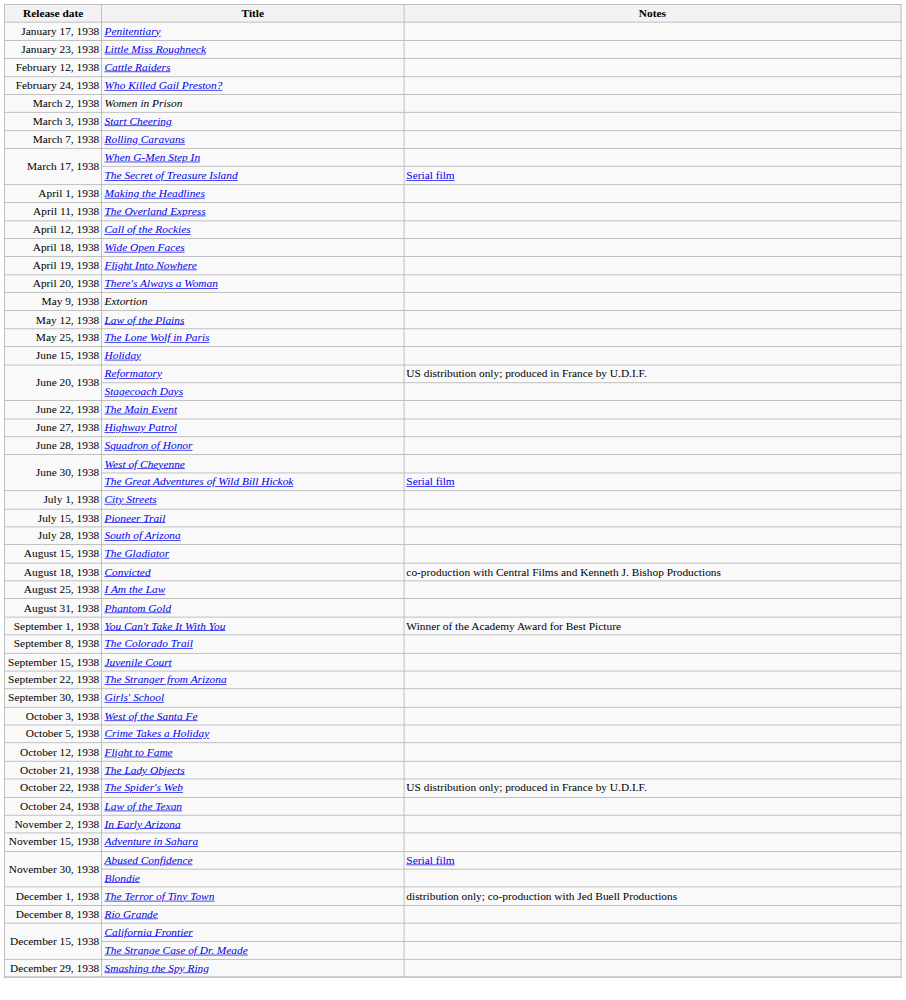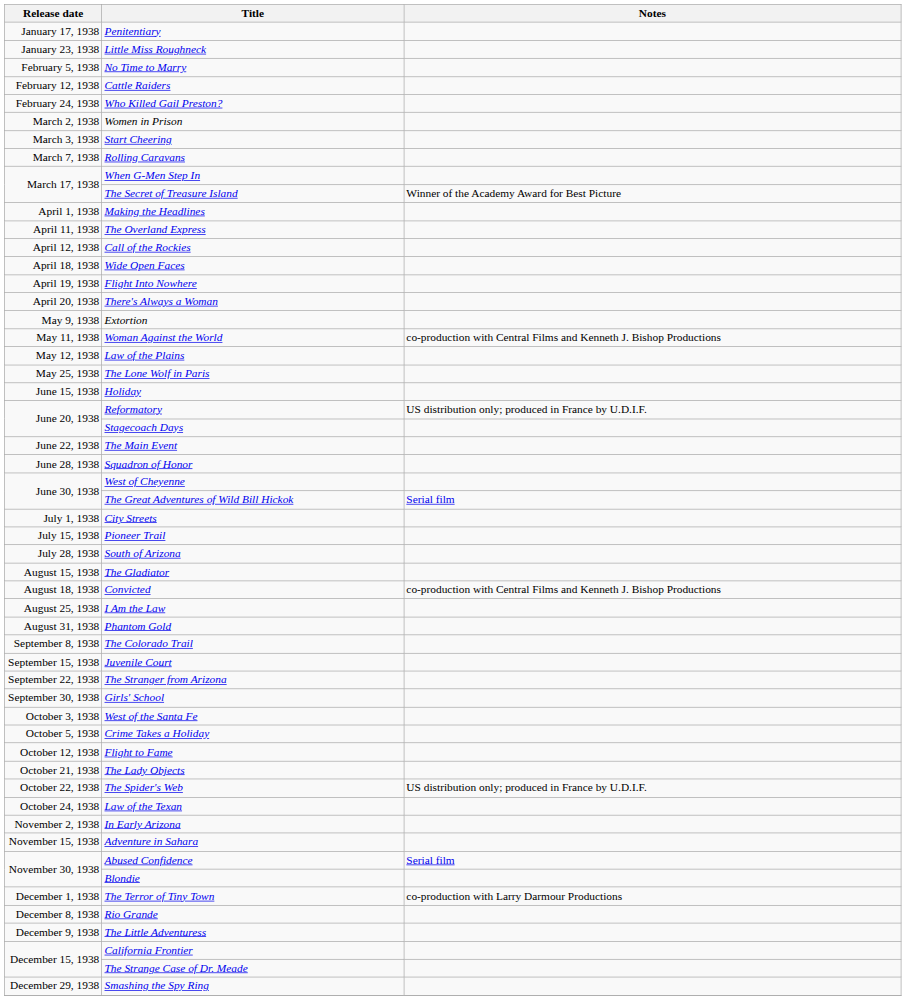+ row: (145, 67)
(430, 175) Serial film -> (514, 193) Winner of the Academy Award for Best Picture
+ row: (163, 337)
- row: (141, 427)
- row: (165, 626)
(542, 896) distribution only; co-production with Jed Buell Productions -> (514, 896) co-production with Larry Darmour Productions
+ row: (155, 932)
